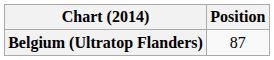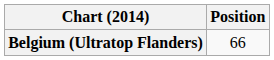(238, 42) 87 -> (238, 42) 66
